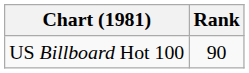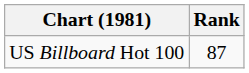(217, 51) 90 -> (217, 51) 87
